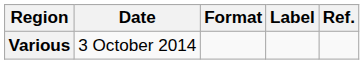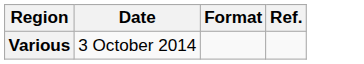- column: (292, 18)
